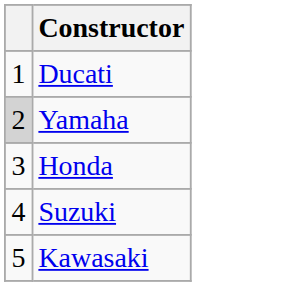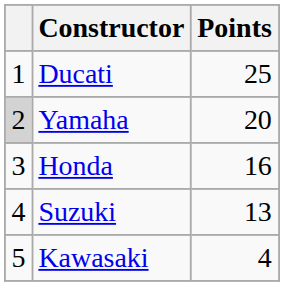+ column: (235, 27)
